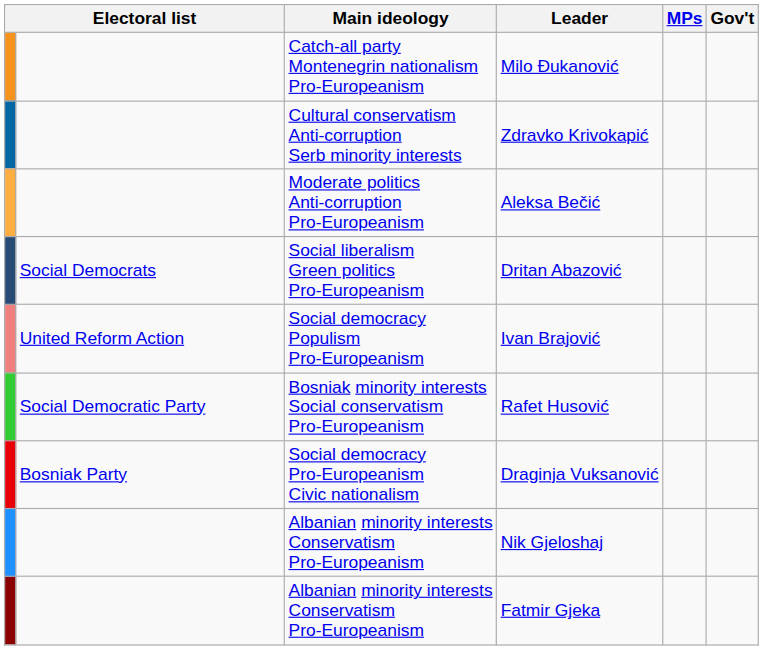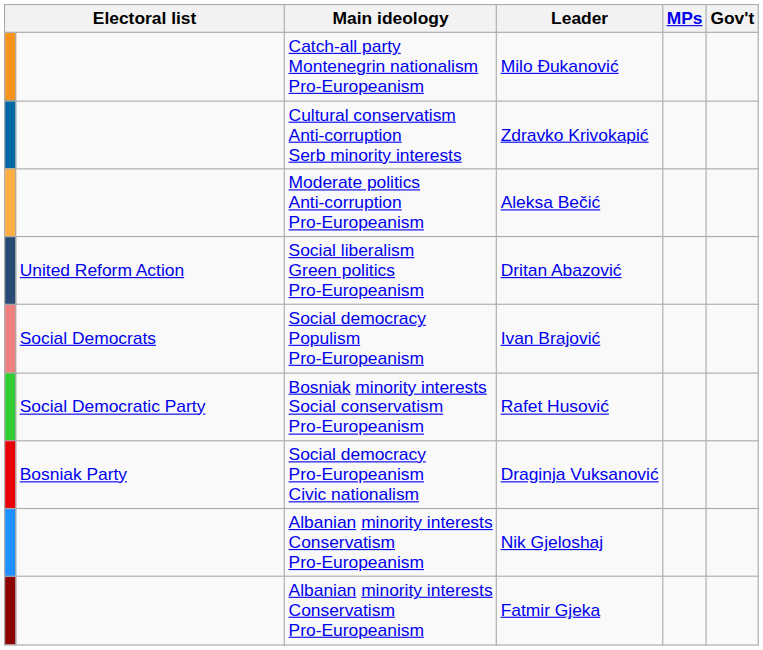(88, 270) Social Democrats -> (102, 270) United Reform Action
(102, 338) United Reform Action -> (88, 338) Social Democrats
